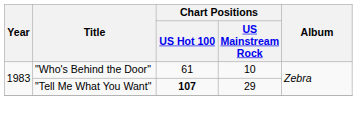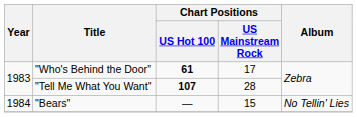(187, 70) normal -> (187, 70) bold
(250, 70) 10 -> (250, 70) 17
(250, 86) 29 -> (250, 86) 28
+ row: (53, 103)
